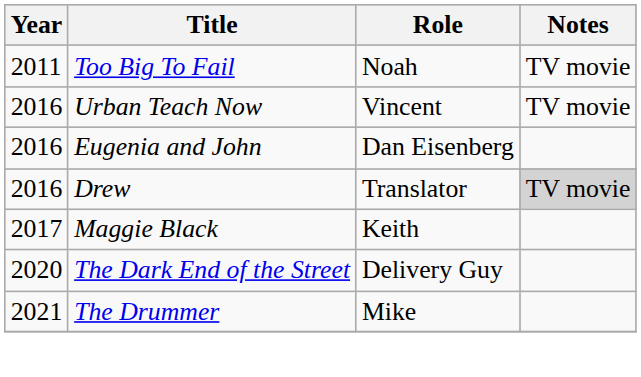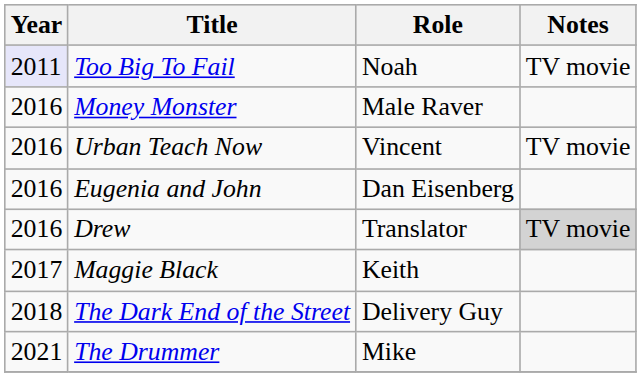(36, 65) no background -> (36, 65) lavender background
+ row: (155, 106)
(37, 270) 2020 -> (37, 310) 2018
